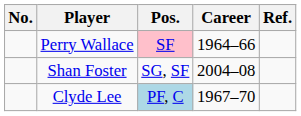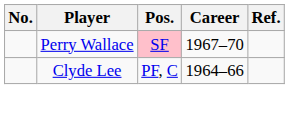(226, 44) 1964–66 -> (215, 44) 1967–70
- row: (87, 70)
(165, 96) lightblue background -> (160, 70) no background
(226, 96) 1967–70 -> (215, 70) 1964–66
